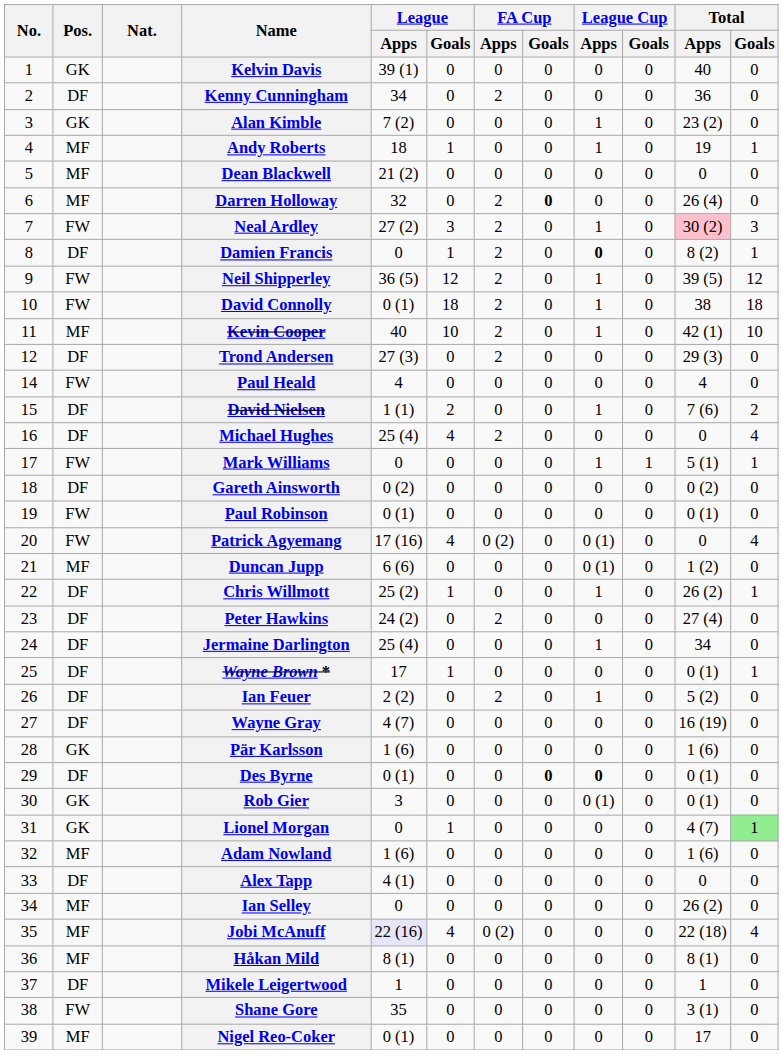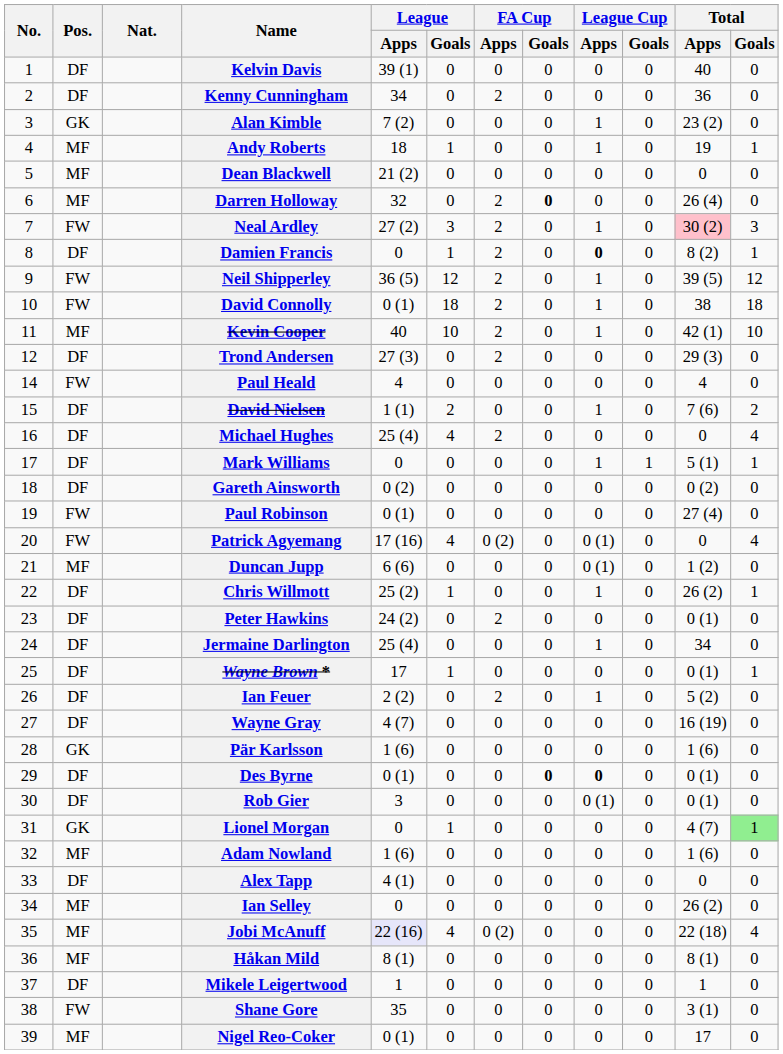(78, 69) GK -> (78, 69) DF
(78, 461) FW -> (78, 461) DF
(703, 514) 0 (1) -> (703, 514) 27 (4)
(703, 618) 27 (4) -> (703, 618) 0 (1)
(78, 801) GK -> (78, 801) DF
